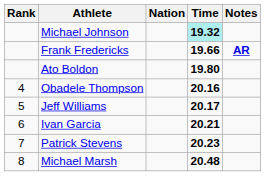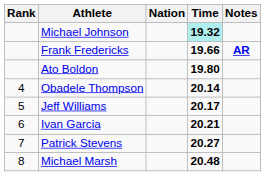(205, 87) 20.16 -> (205, 87) 20.14
(205, 143) 20.23 -> (205, 143) 20.27
